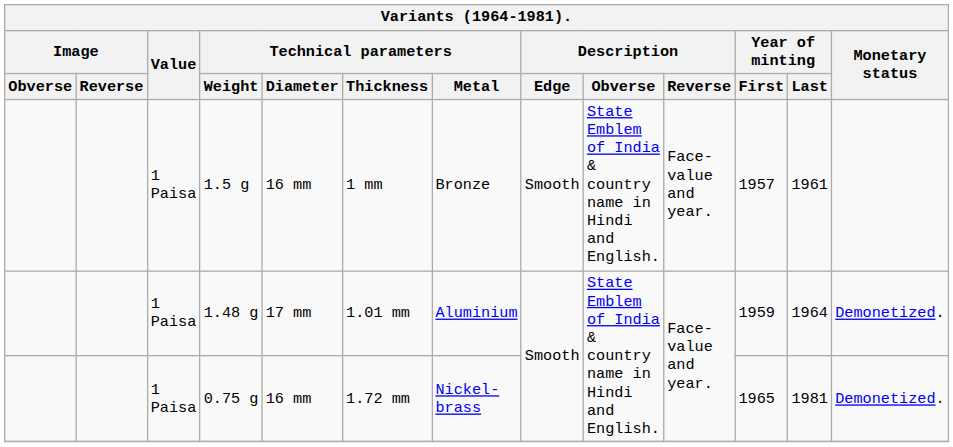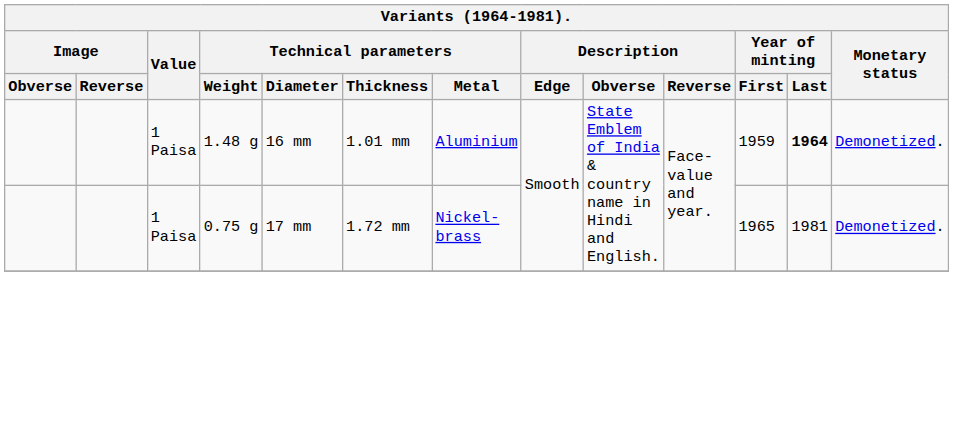- row: (226, 185)
(289, 313) 17 mm -> (289, 142) 16 mm
(810, 313) normal -> (810, 142) bold
(289, 399) 16 mm -> (289, 228) 17 mm
